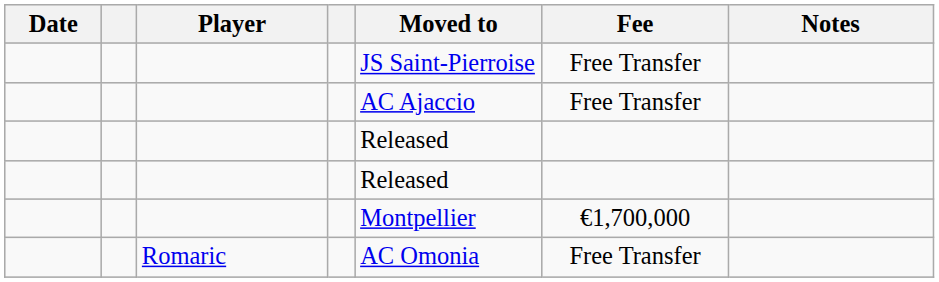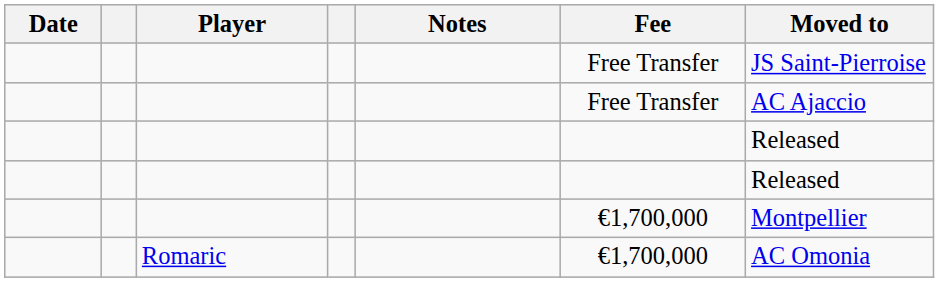columns swapped: (448, 23) <-> (831, 23)
(635, 256) Free Transfer -> (653, 256) €1,700,000
